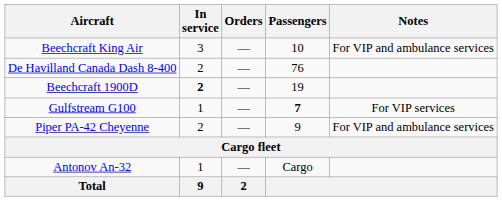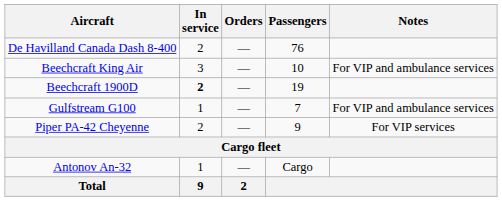rows swapped: (92, 68) <-> (92, 48)
(298, 107) bold -> (298, 107) normal
(413, 107) For VIP services -> (413, 107) For VIP and ambulance services
(413, 127) For VIP and ambulance services -> (413, 127) For VIP services
